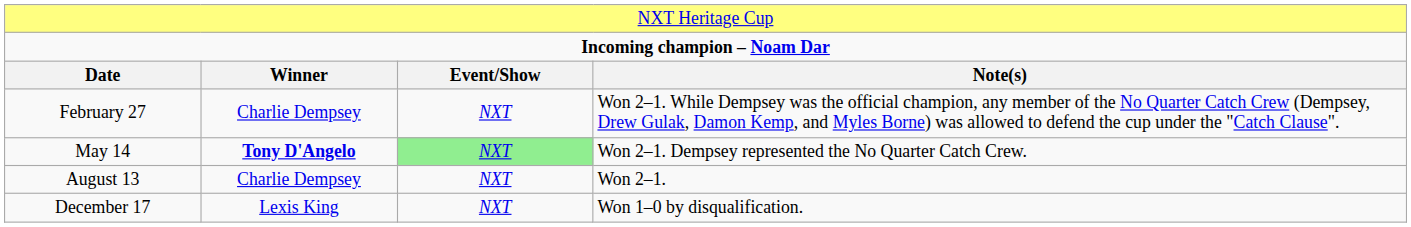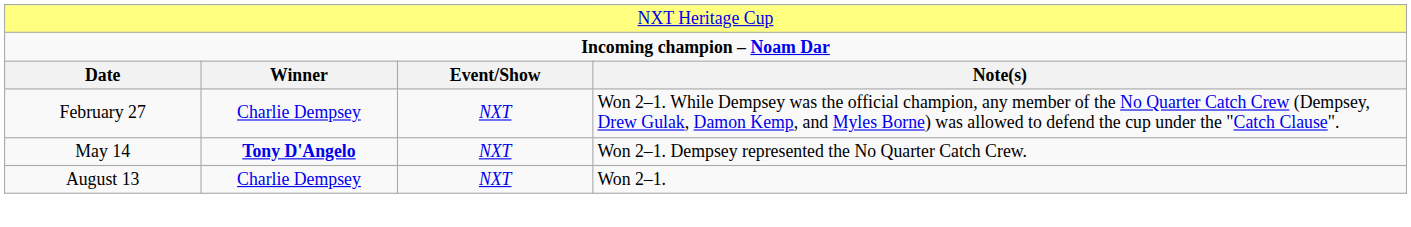(495, 151) lightgreen background -> (495, 151) no background
- row: (103, 207)
